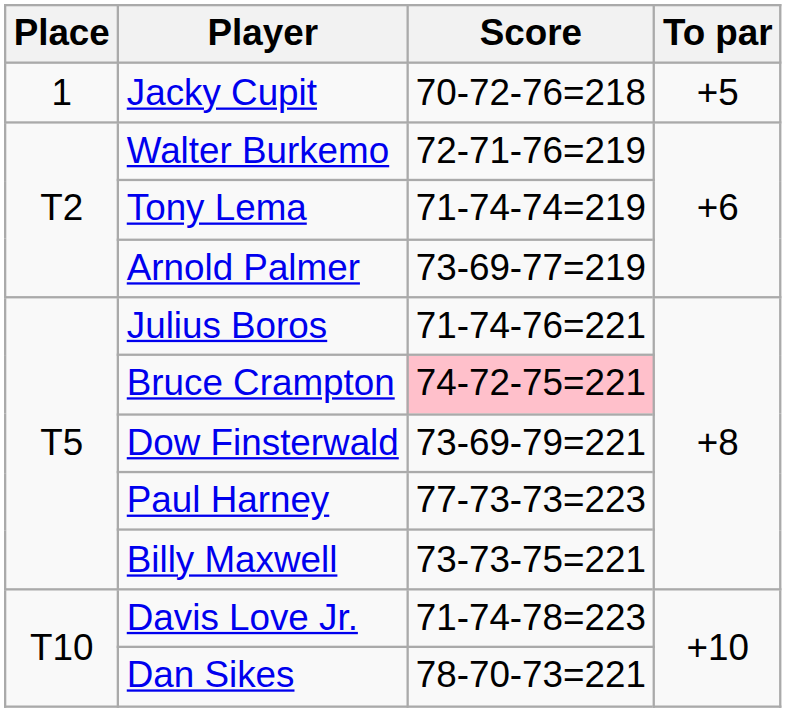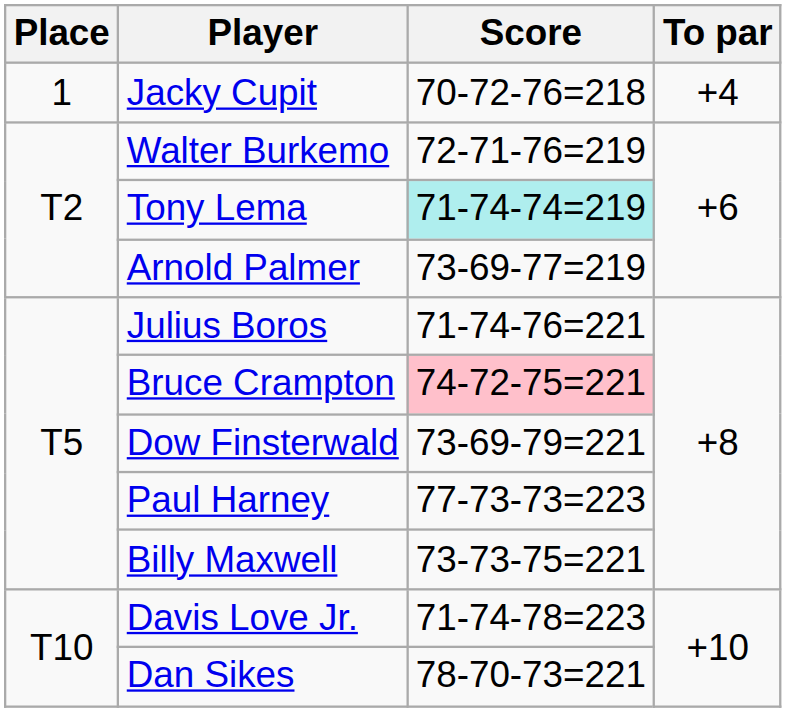(718, 92) +5 -> (718, 92) +4
(531, 208) no background -> (531, 208) paleturquoise background
